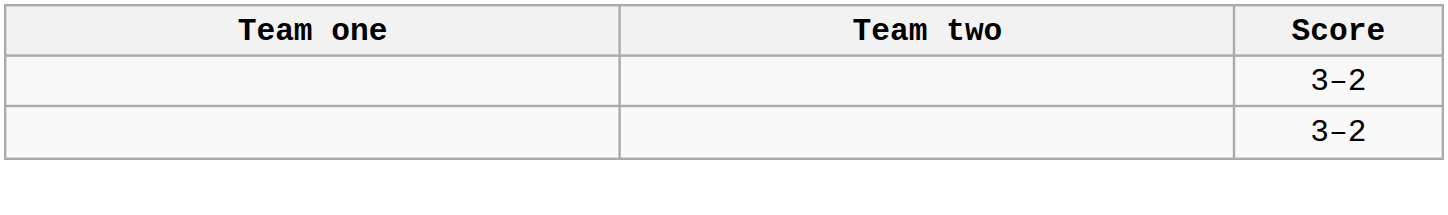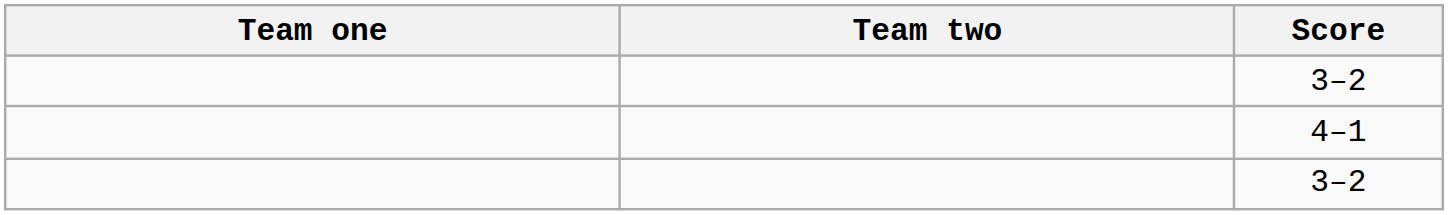+ row: (313, 132)
